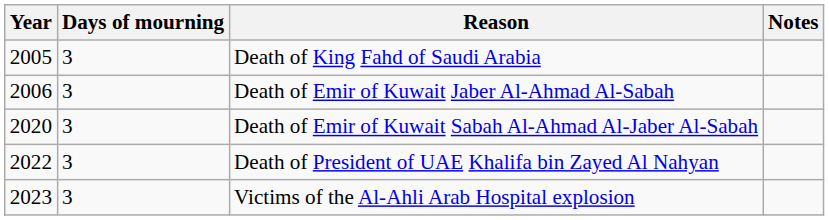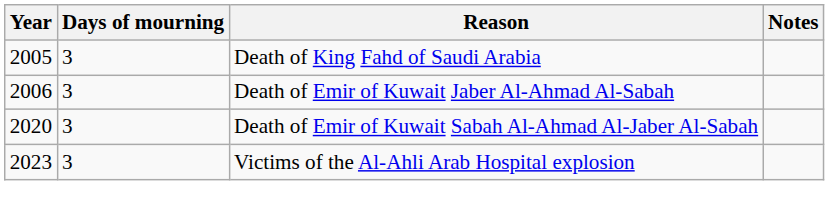- row: (476, 161)
